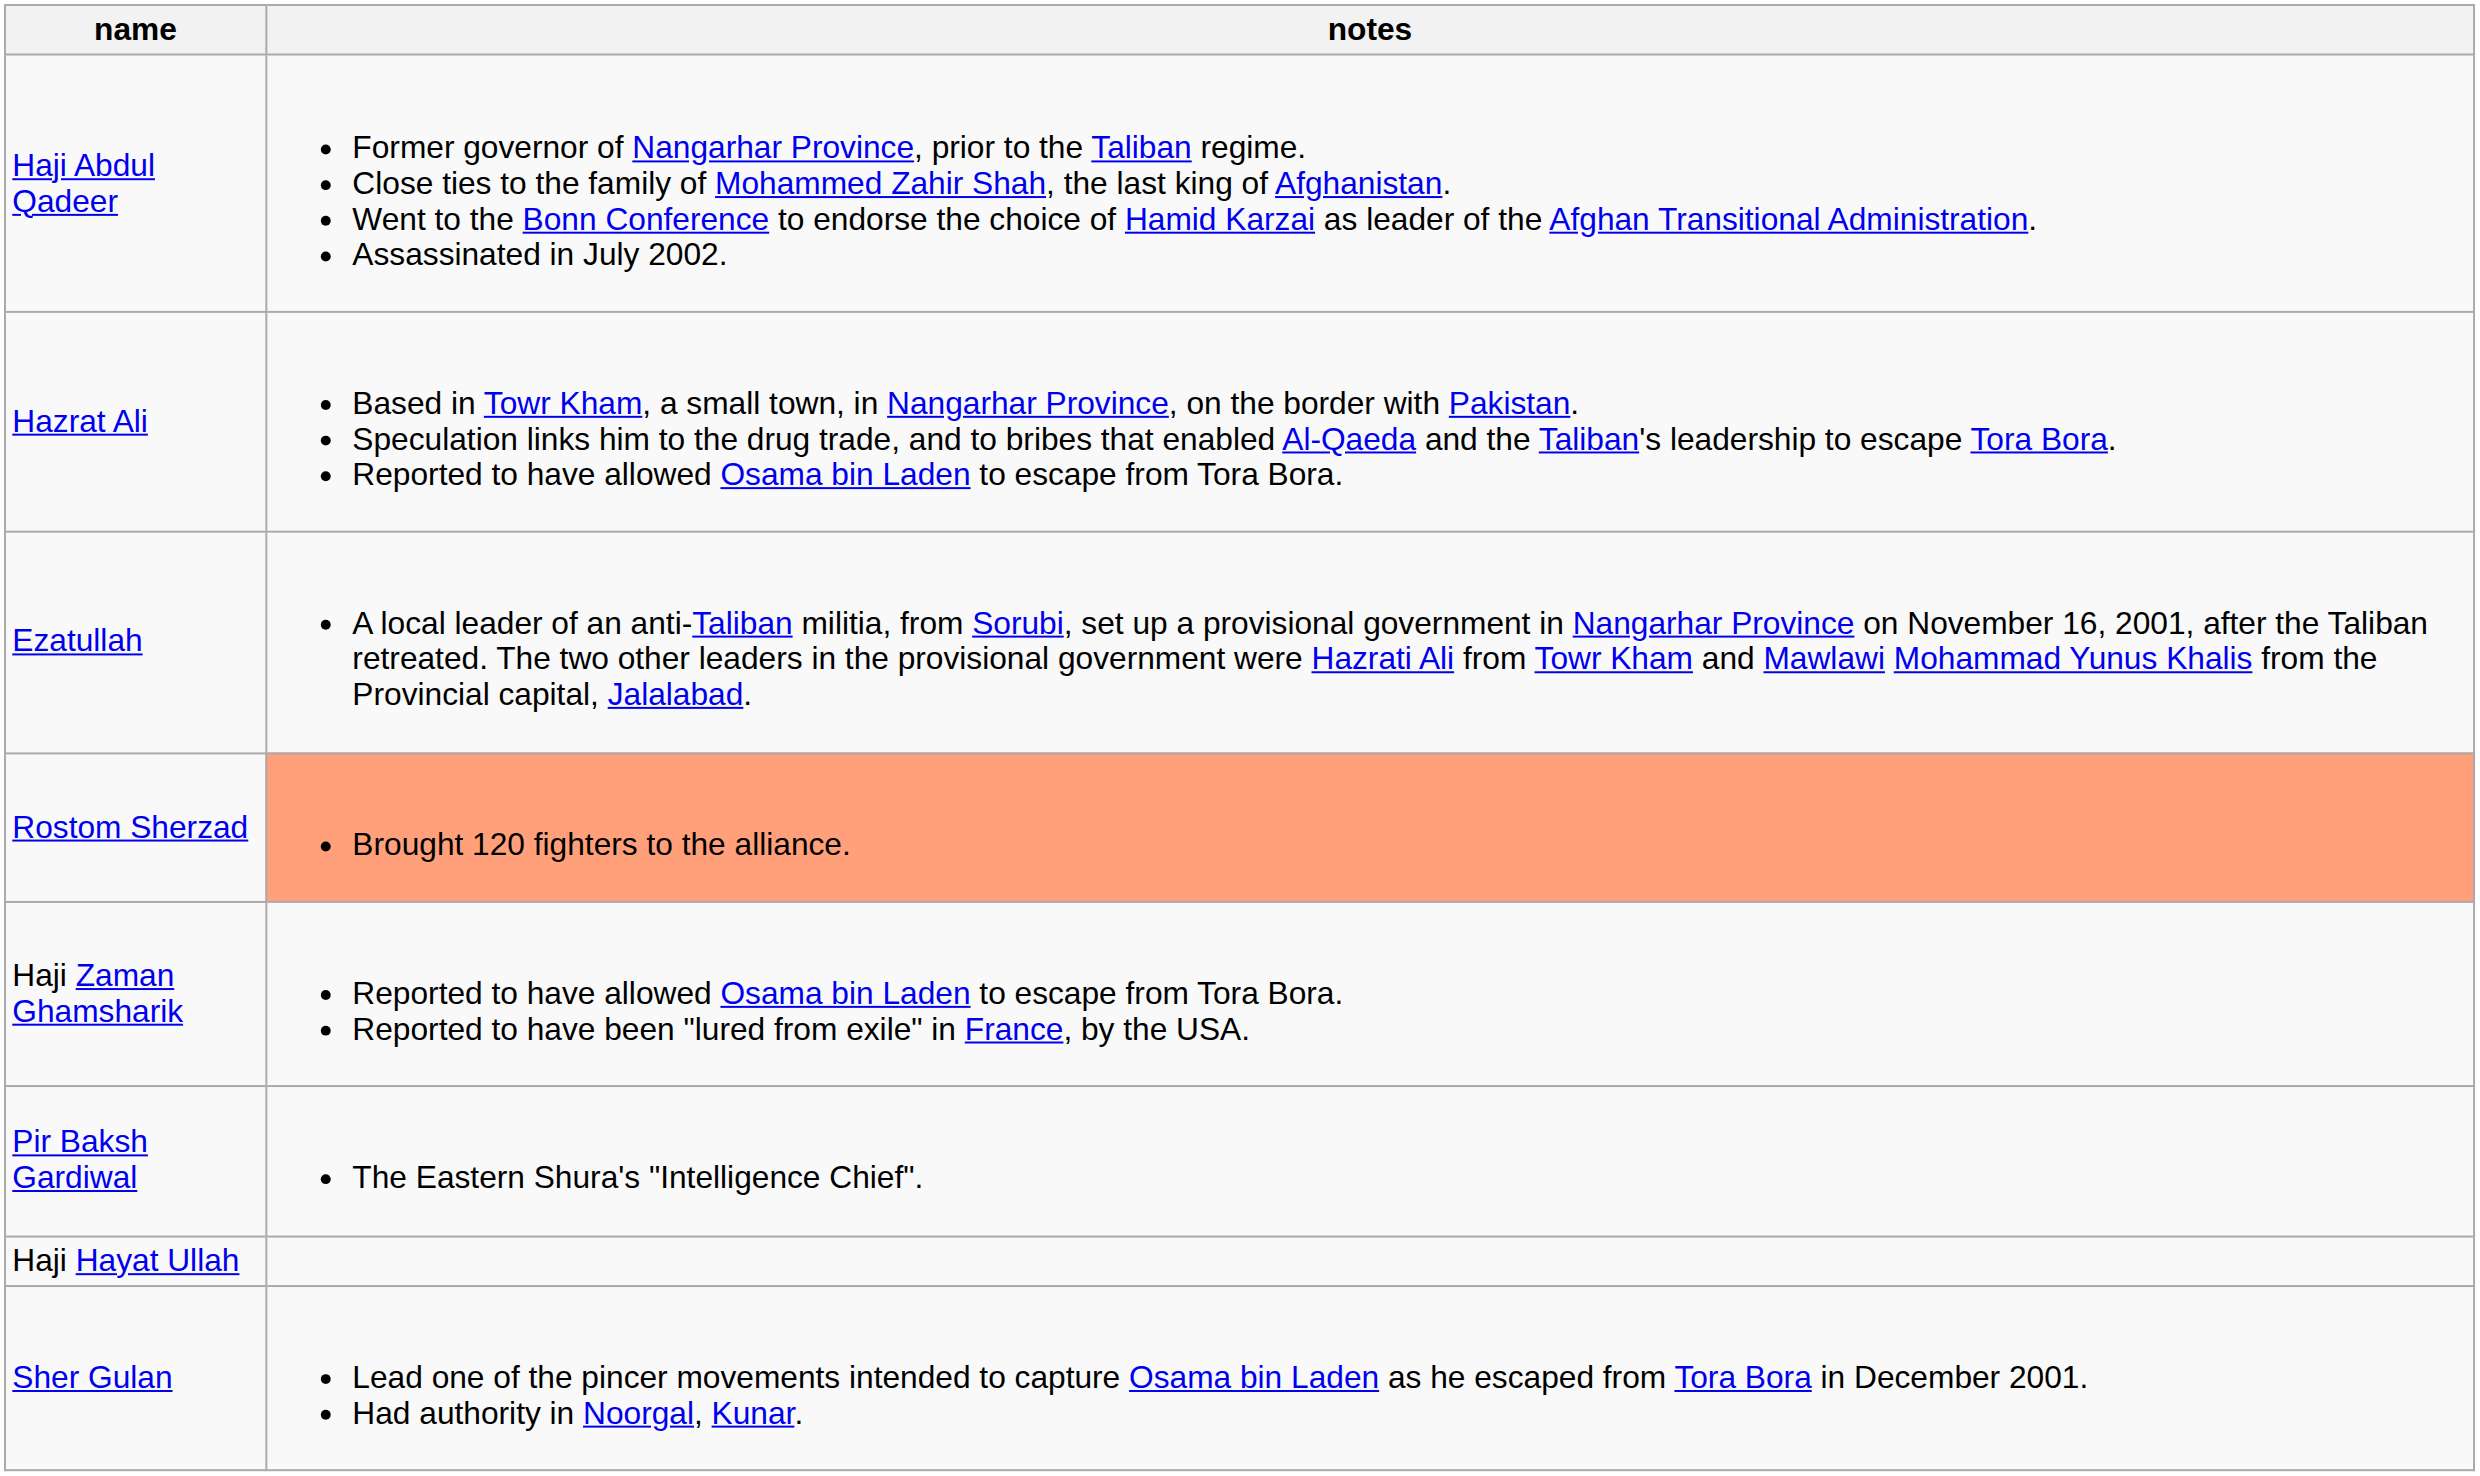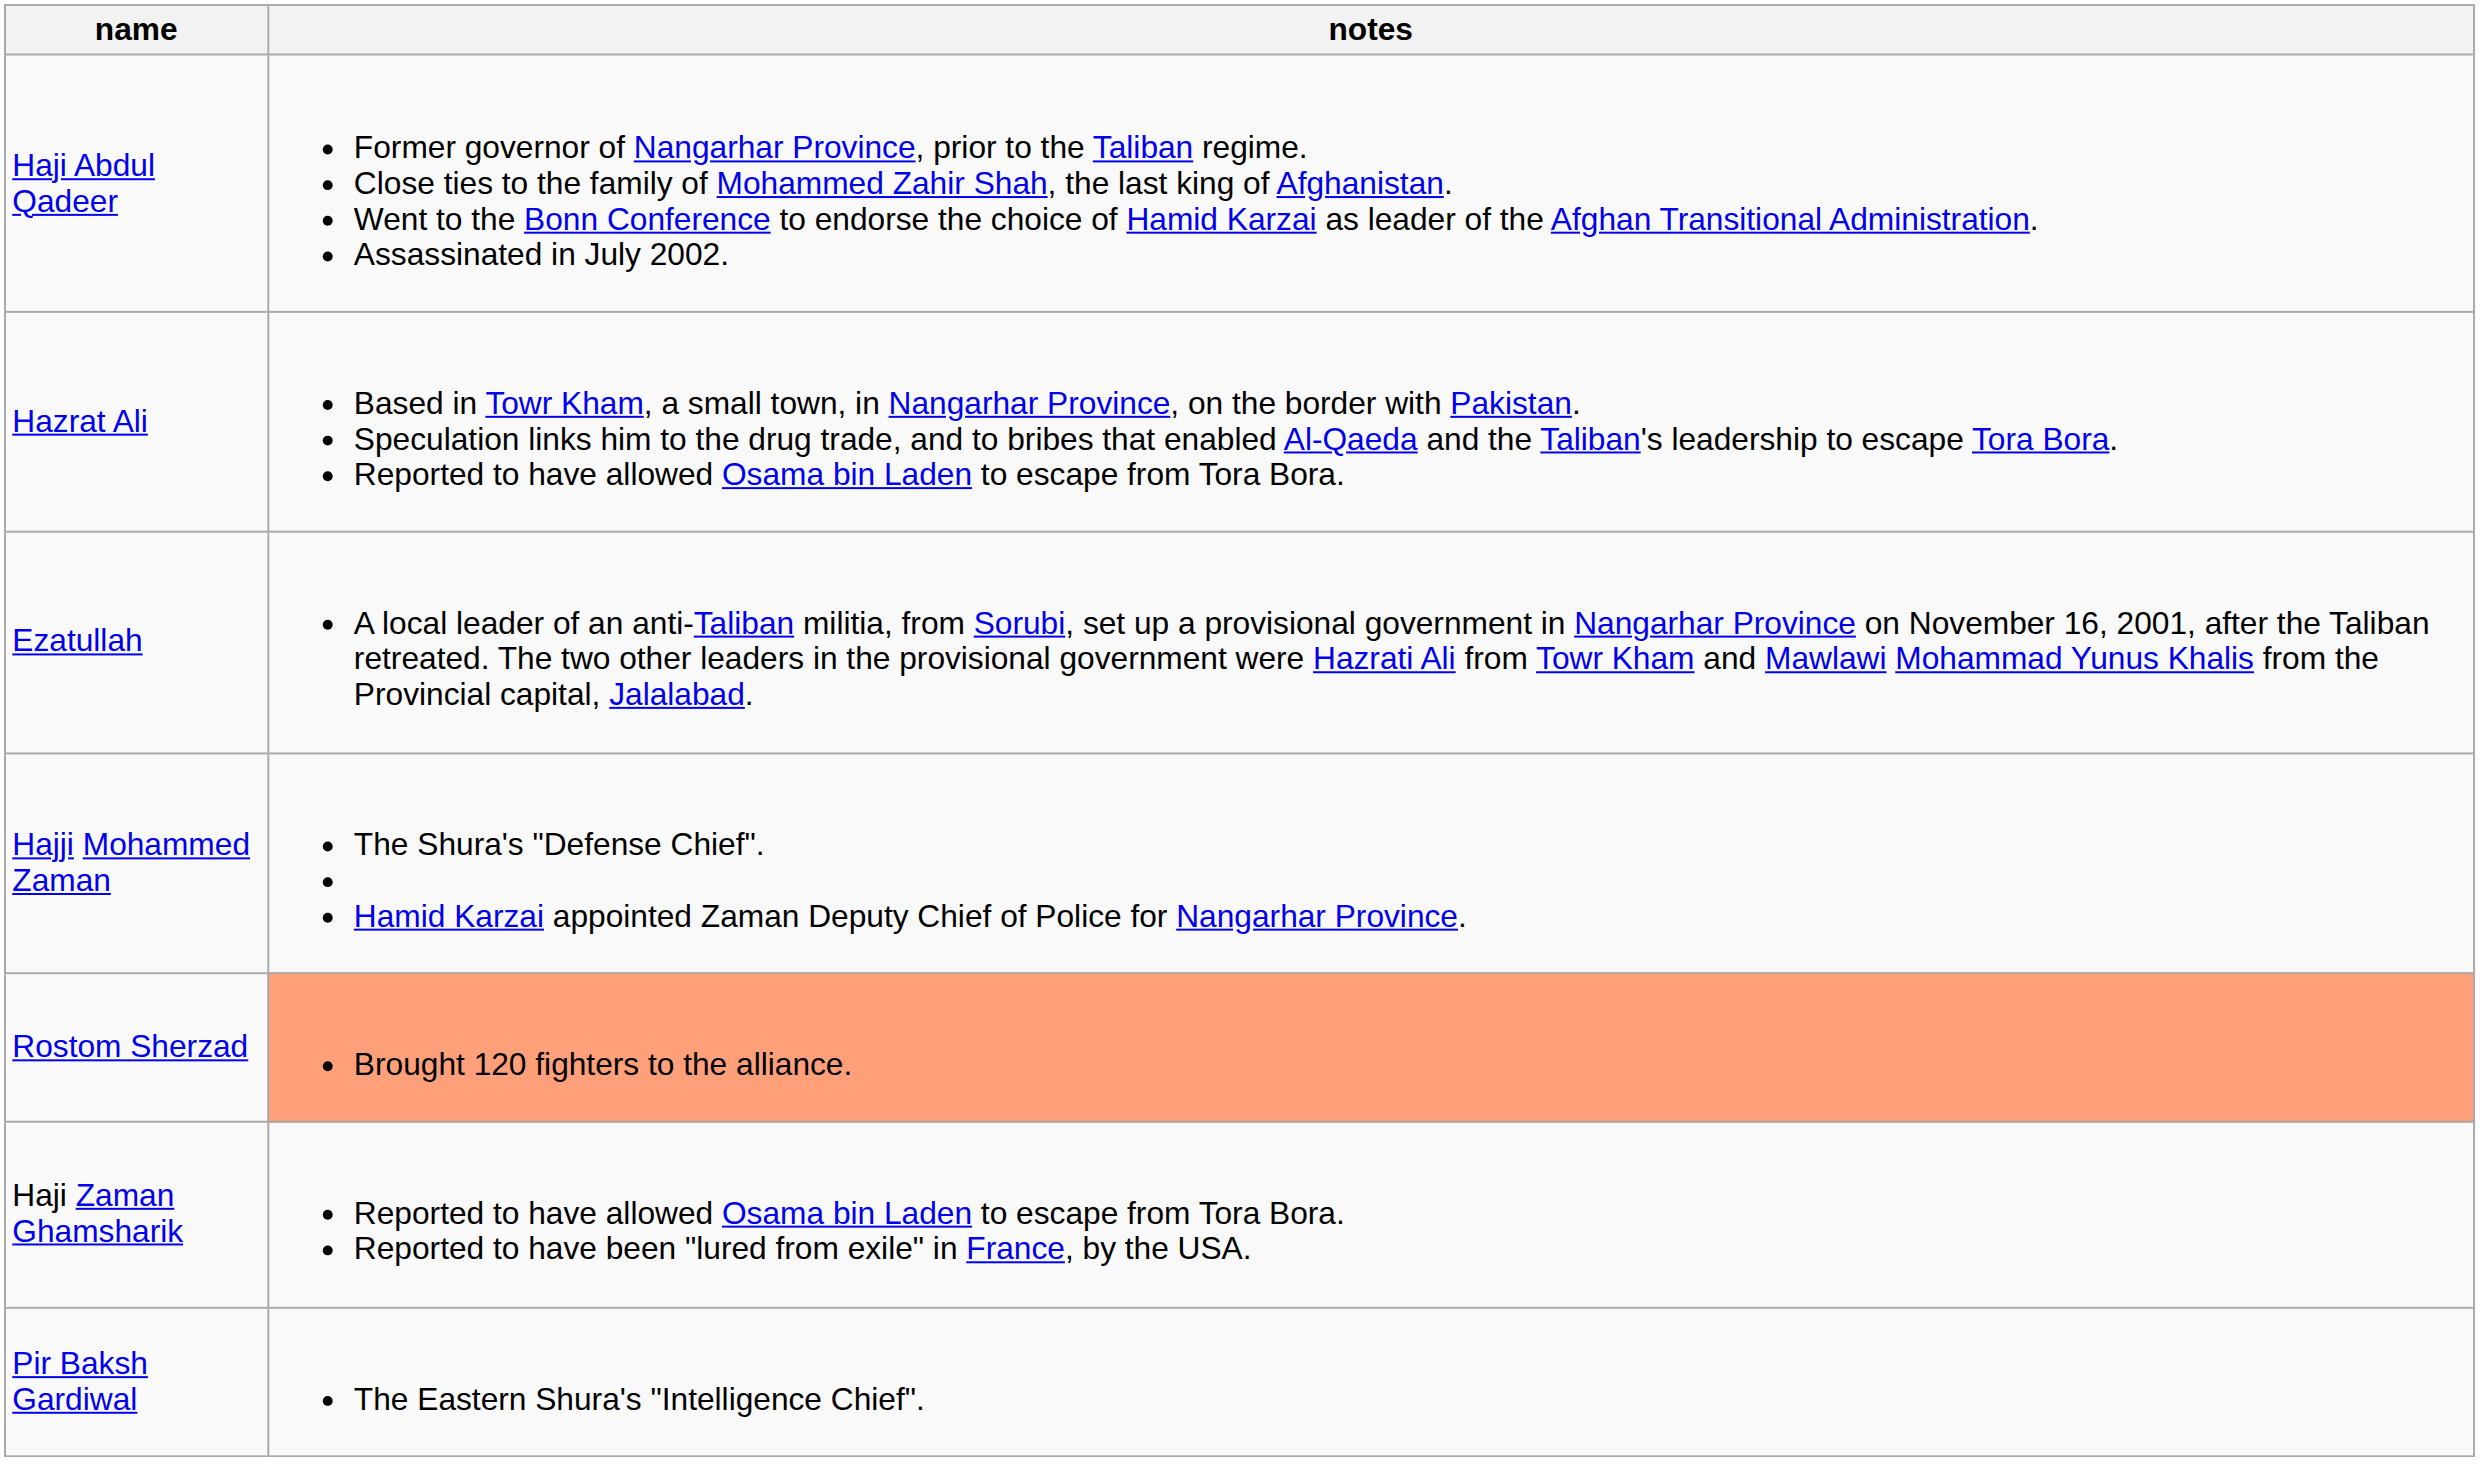+ row: (131, 862)
- row: (126, 1260)
- row: (92, 1378)
